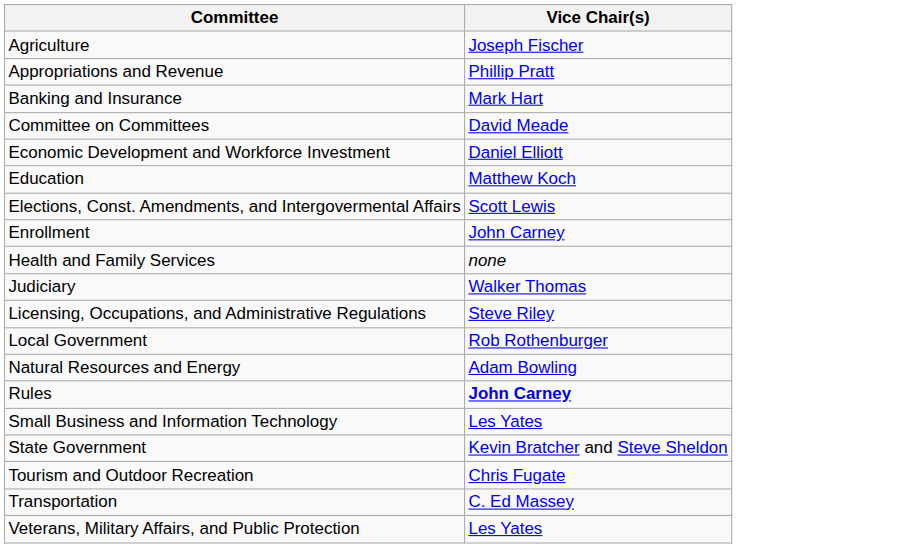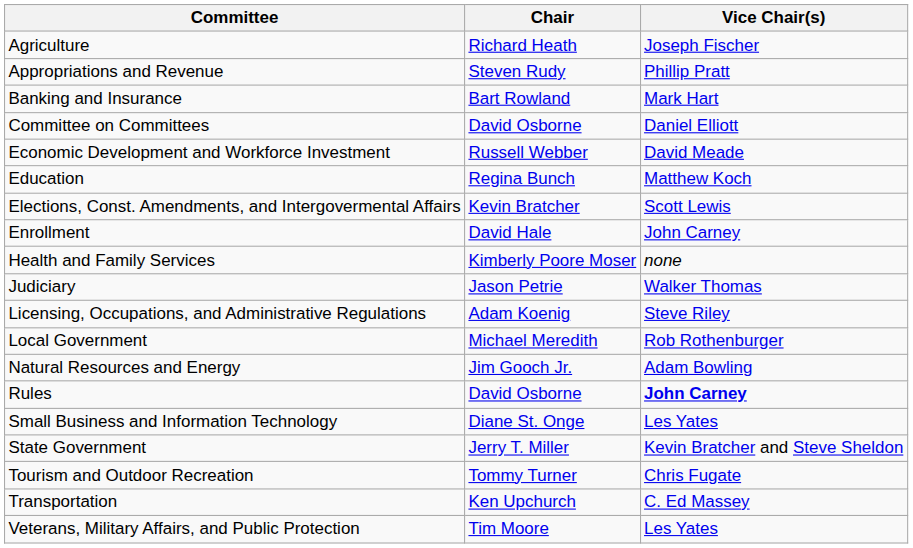+ column: (552, 17)
(518, 125) David Meade -> (691, 125) Daniel Elliott
(516, 152) Daniel Elliott -> (694, 152) David Meade
